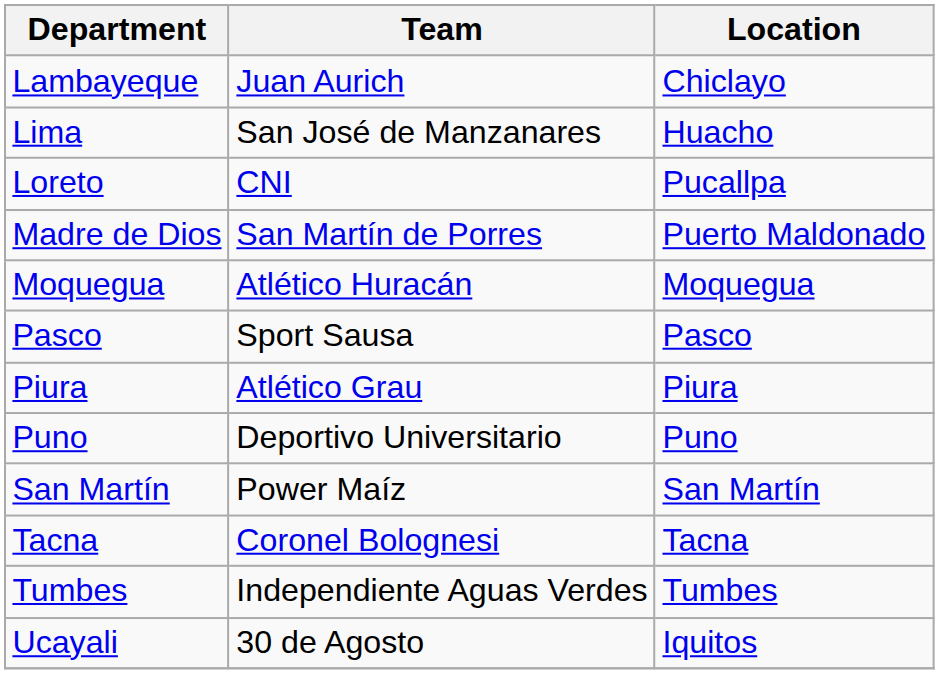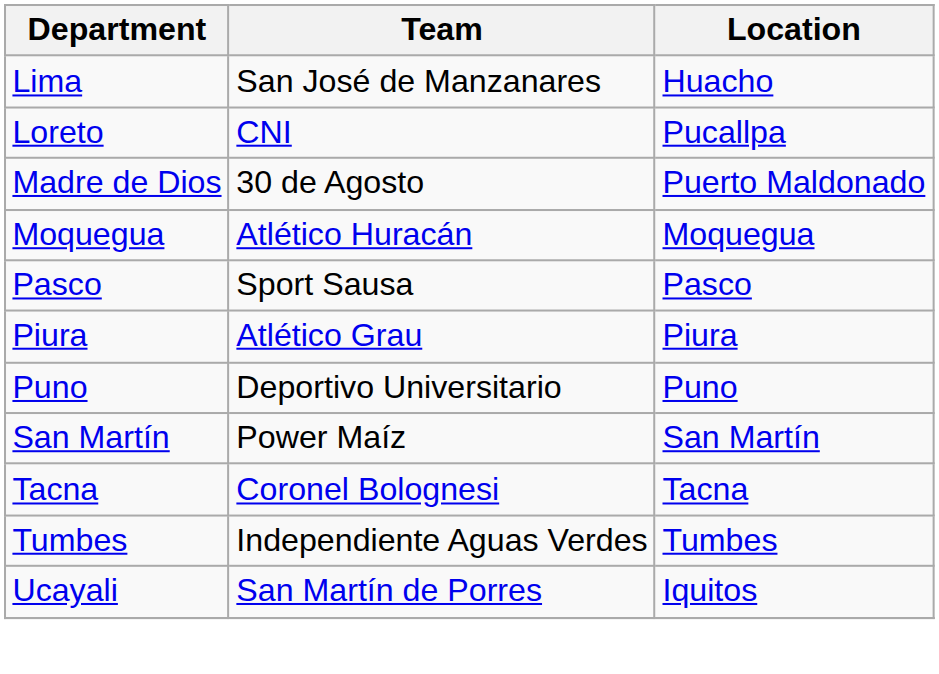- row: (105, 81)
(389, 234) San Martín de Porres -> (330, 183) 30 de Agosto
(330, 642) 30 de Agosto -> (389, 591) San Martín de Porres
